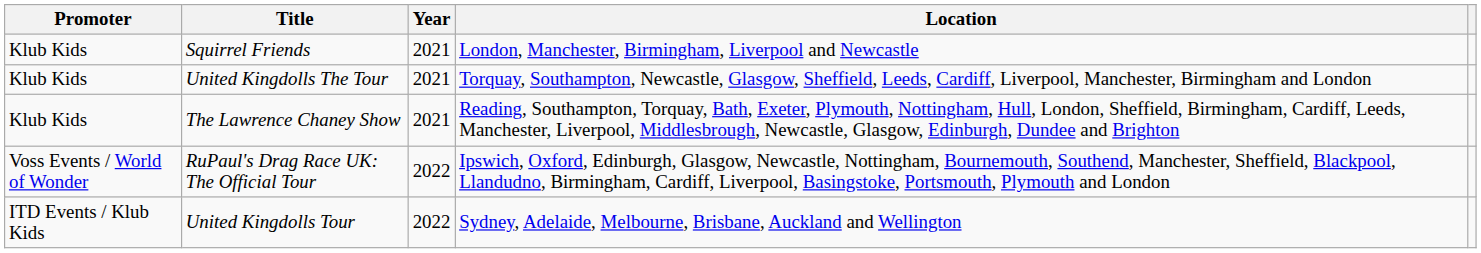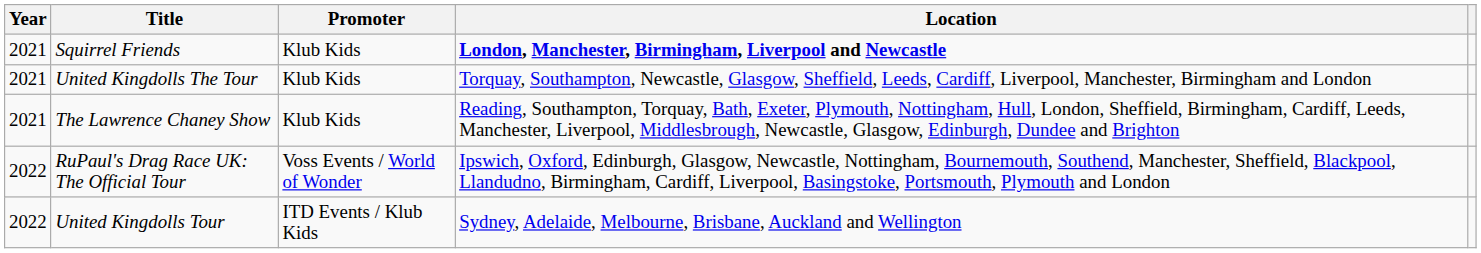columns swapped: (432, 19) <-> (93, 19)
(689, 49) normal -> (703, 49) bold
